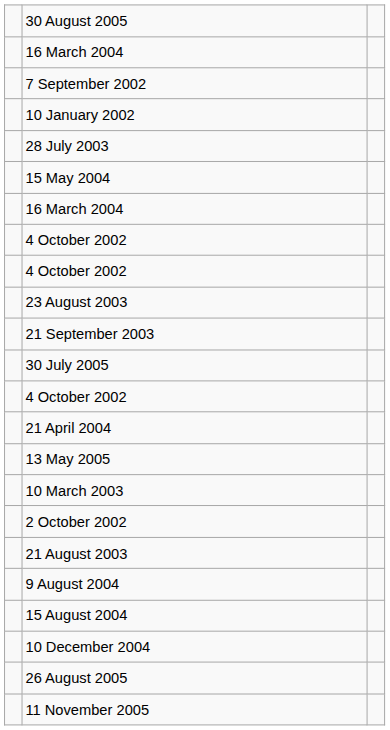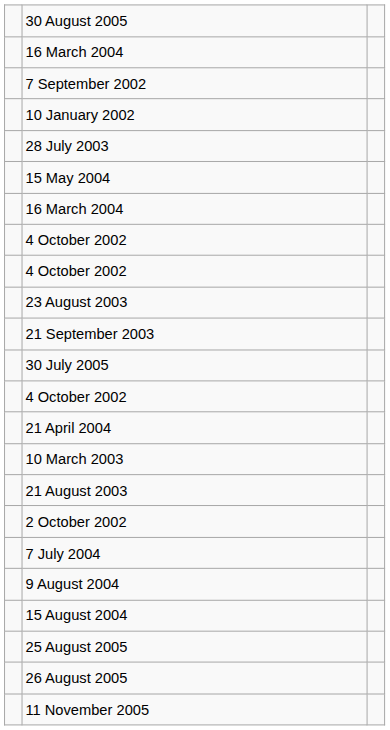- row: (13, 459)
rows swapped: (13, 522) <-> (13, 553)
+ row: (13, 553)
- row: (13, 647)
+ row: (13, 647)
